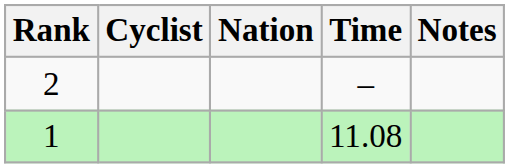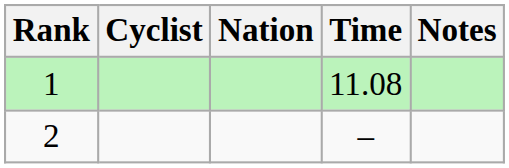rows swapped: (51, 135) <-> (51, 83)
